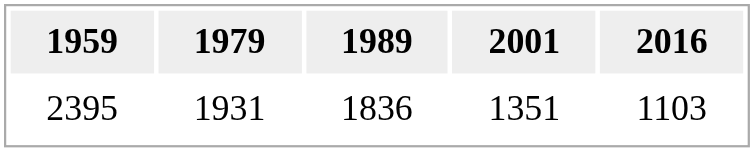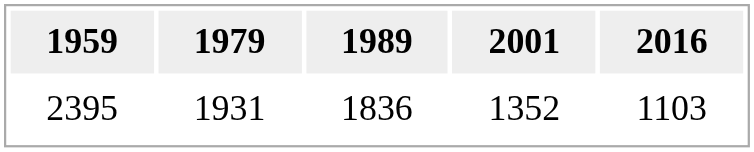(524, 108) 1351 -> (524, 108) 1352
